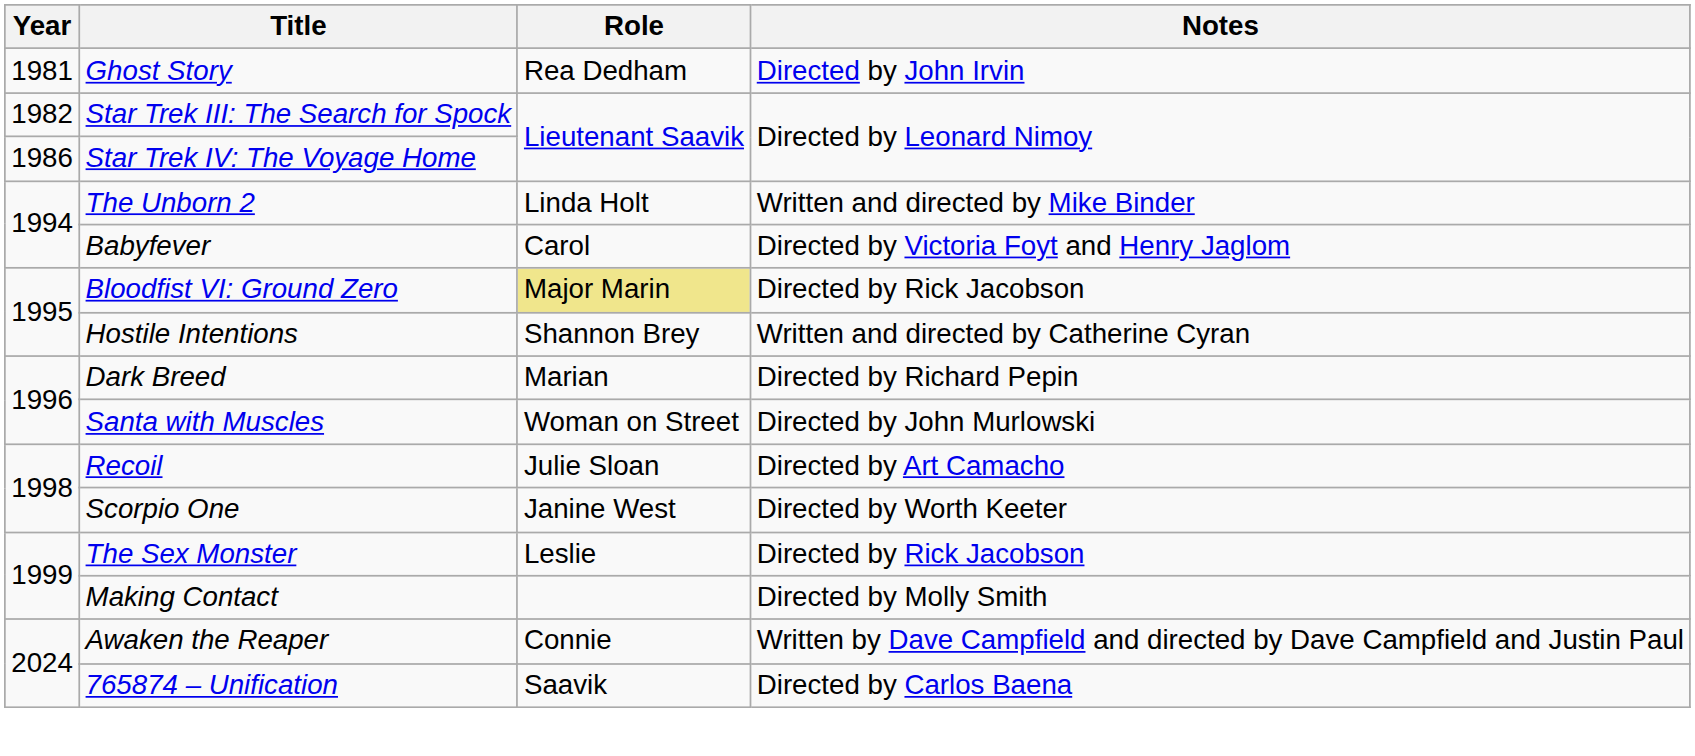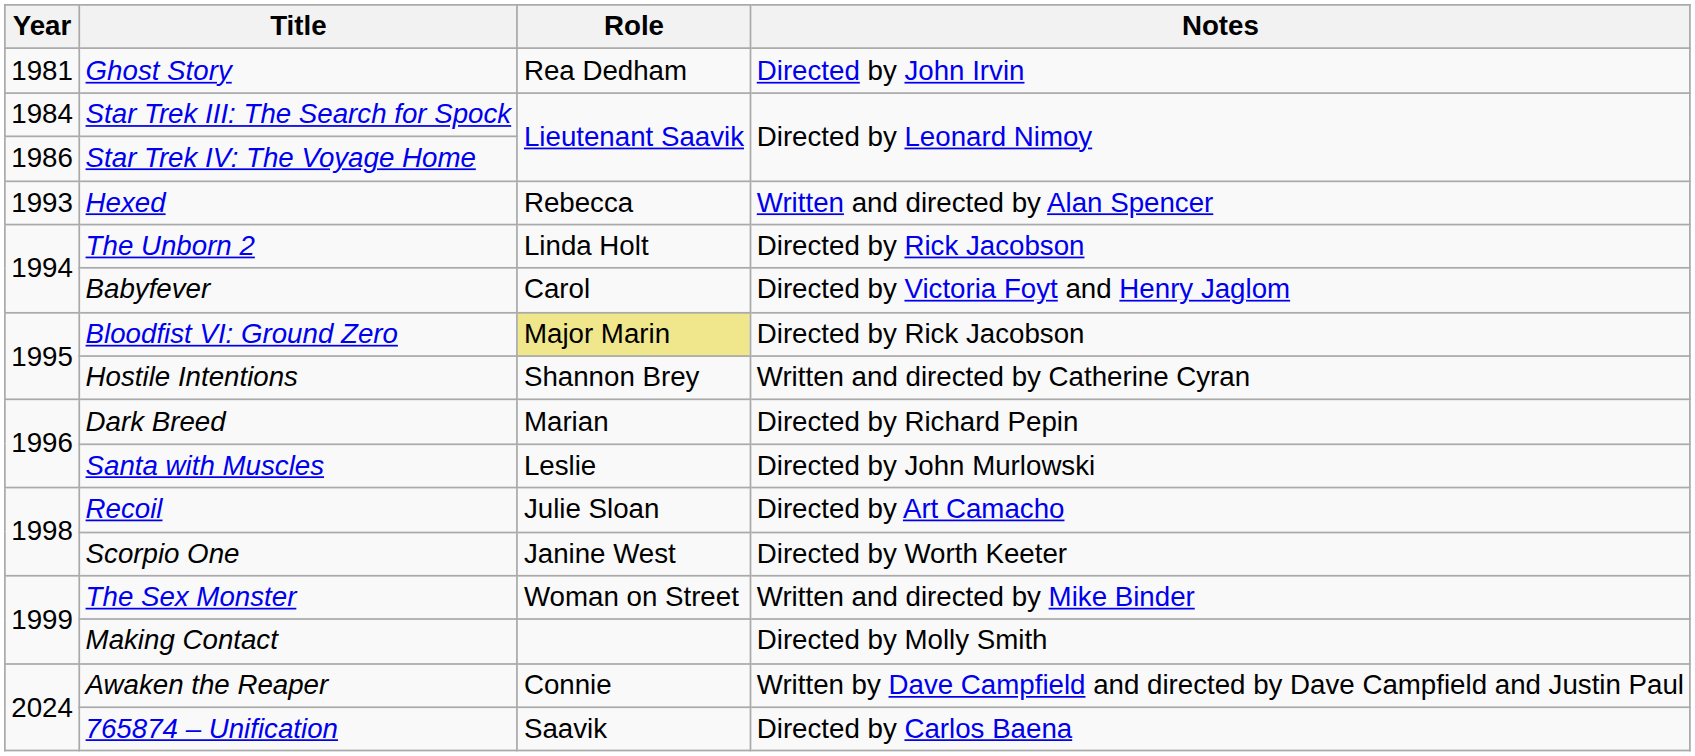(42, 114) 1982 -> (42, 114) 1984
+ row: (126, 202)
(976, 202) Written and directed by Mike Binder -> (921, 245) Directed by Rick Jacobson
(631, 421) Woman on Street -> (560, 465) Leslie
(560, 553) Leslie -> (631, 597) Woman on Street
(921, 553) Directed by Rick Jacobson -> (976, 597) Written and directed by Mike Binder
